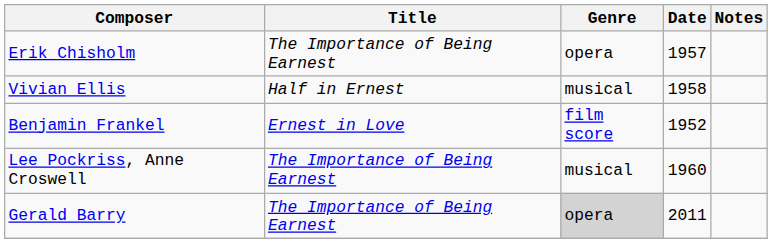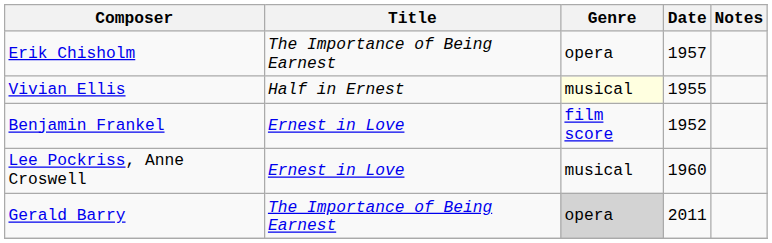(599, 90) no background -> (599, 90) lightyellow background
(687, 90) 1958 -> (687, 90) 1955
(380, 171) The Importance of Being Earnest -> (336, 171) Ernest in Love
